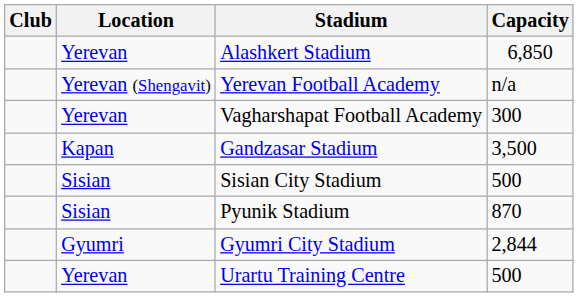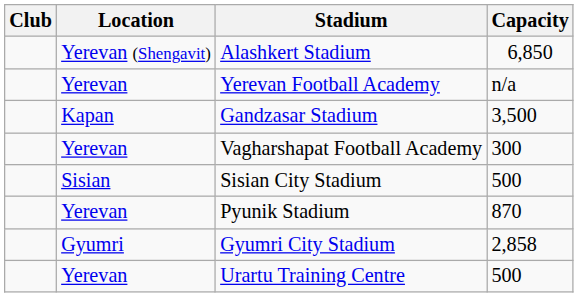(94, 52) Yerevan -> (136, 52) Yerevan (Shengavit)
(136, 84) Yerevan (Shengavit) -> (94, 84) Yerevan
rows swapped: (351, 116) <-> (299, 148)
(86, 212) Sisian -> (94, 212) Yerevan
(514, 244) 2,844 -> (514, 244) 2,858
